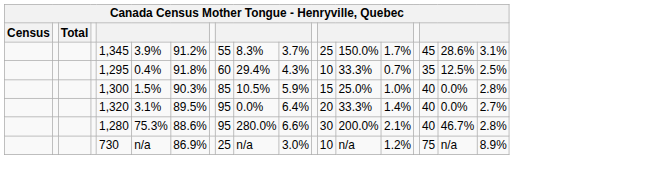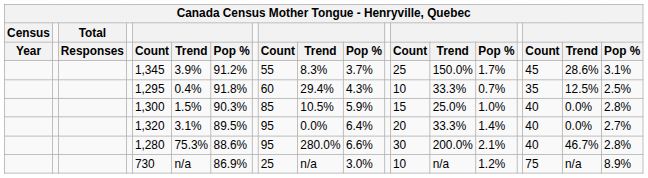+ row: (28, 51)
